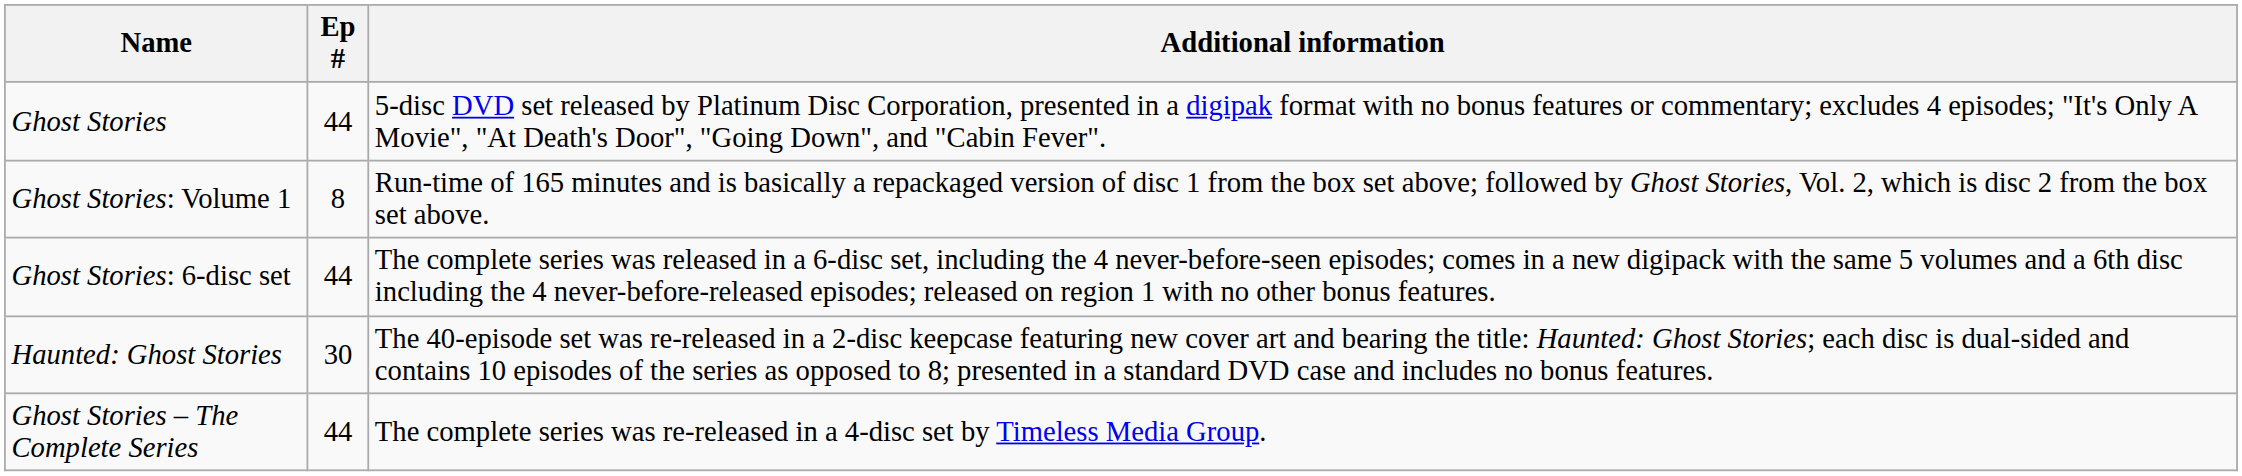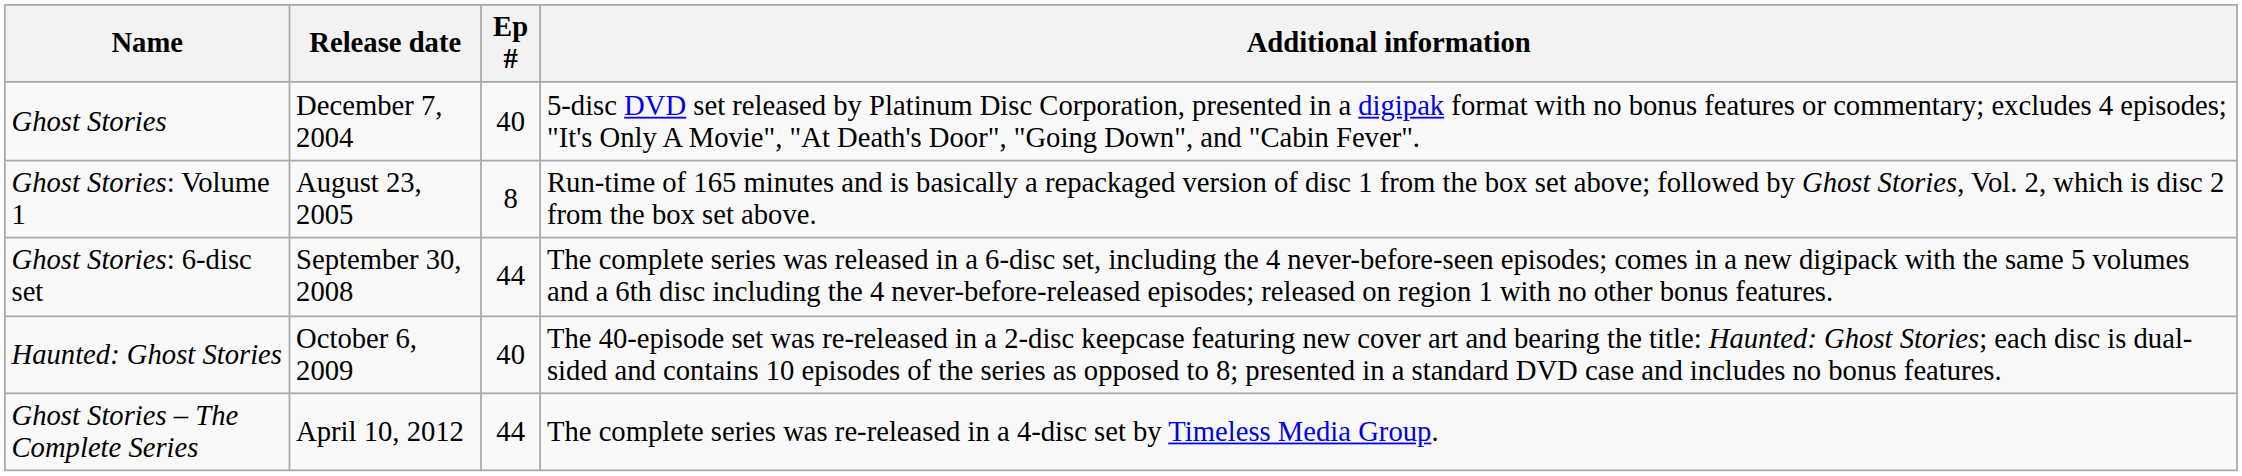+ column: (385, 43)
(338, 120) 44 -> (511, 120) 40
(338, 353) 30 -> (511, 353) 40
